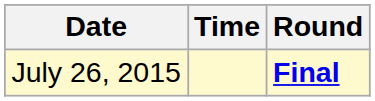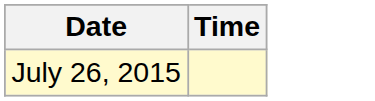- column: (318, 27)
